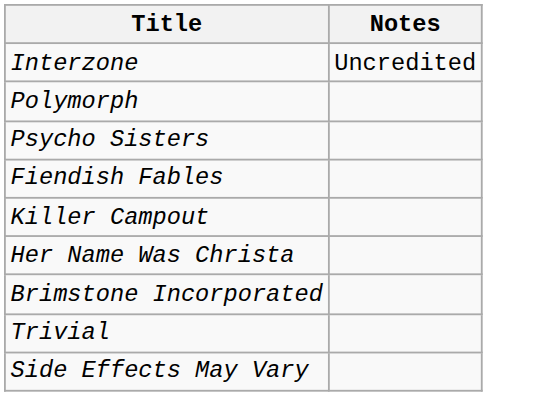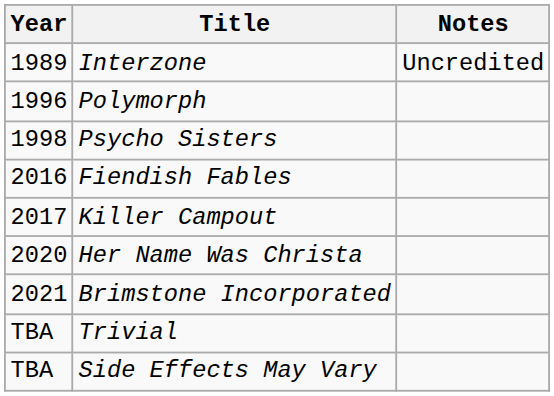+ column: (39, 24)
